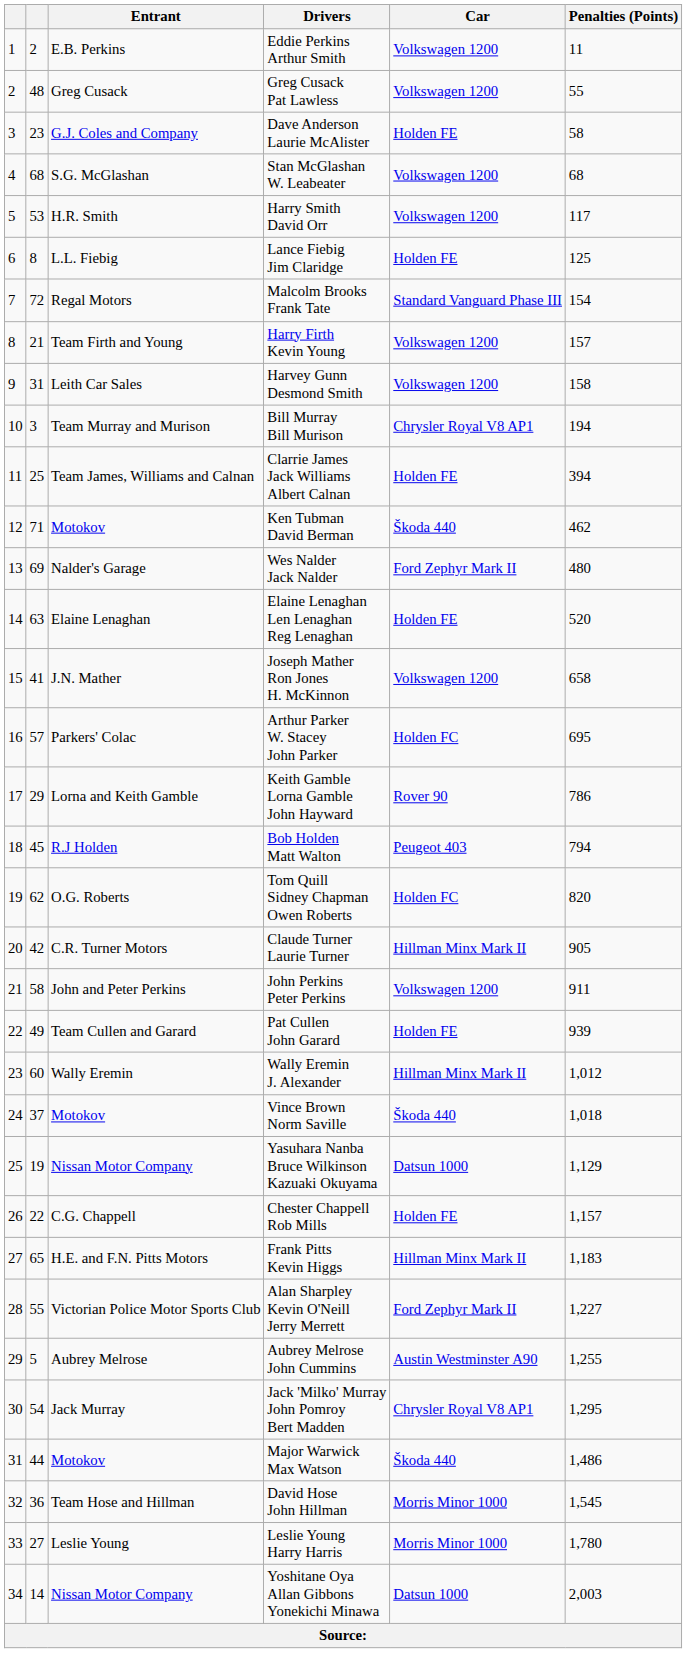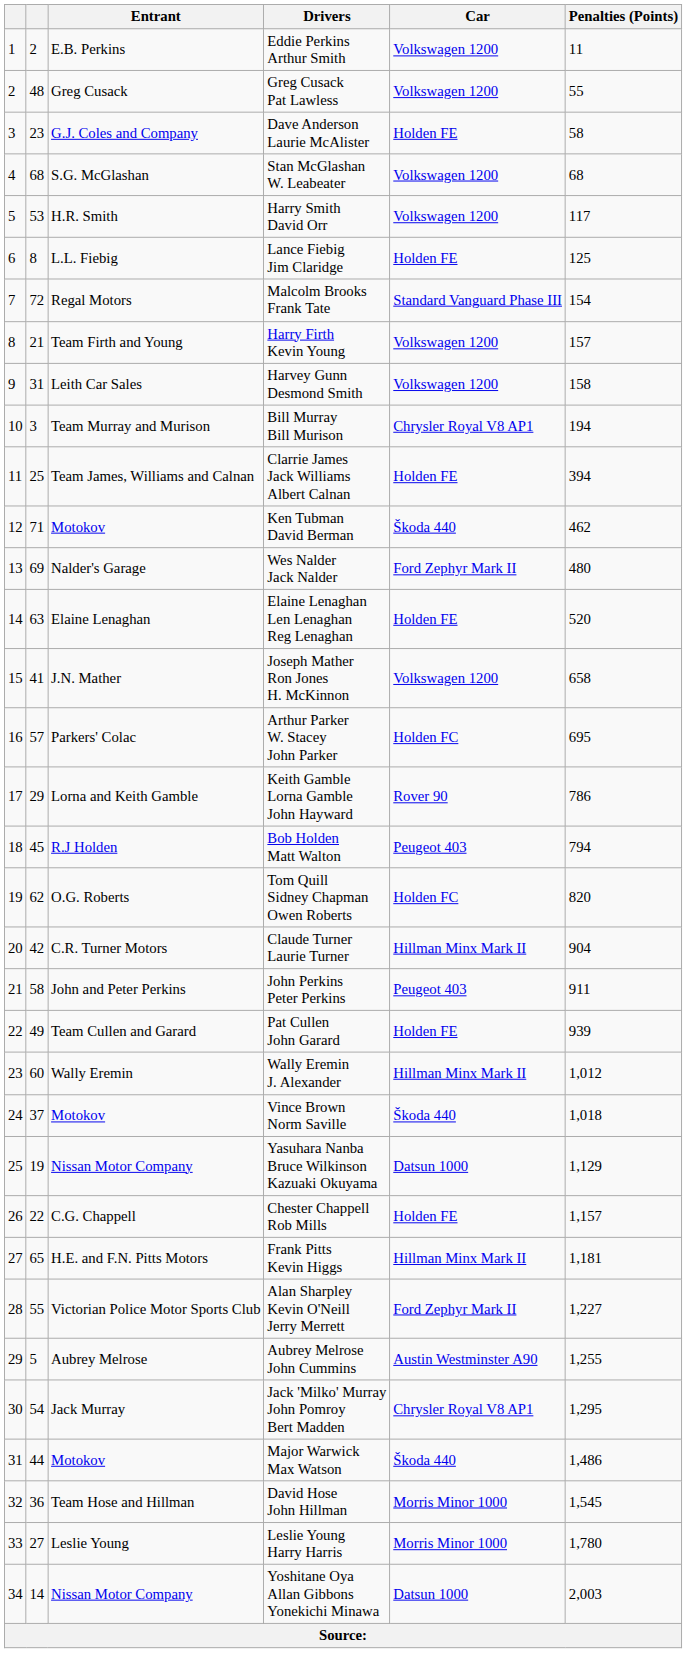(580, 948) 905 -> (580, 948) 904
(446, 990) Volkswagen 1200 -> (430, 990) Peugeot 403
(585, 1258) 1,183 -> (585, 1258) 1,181
